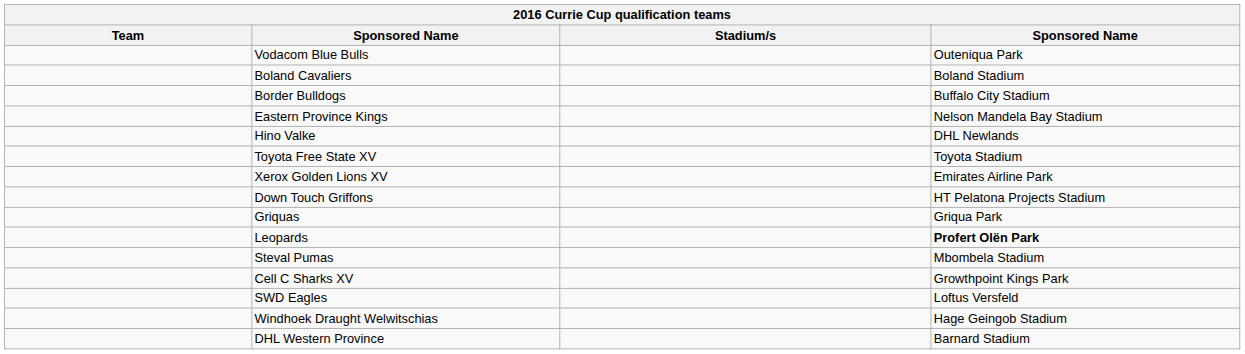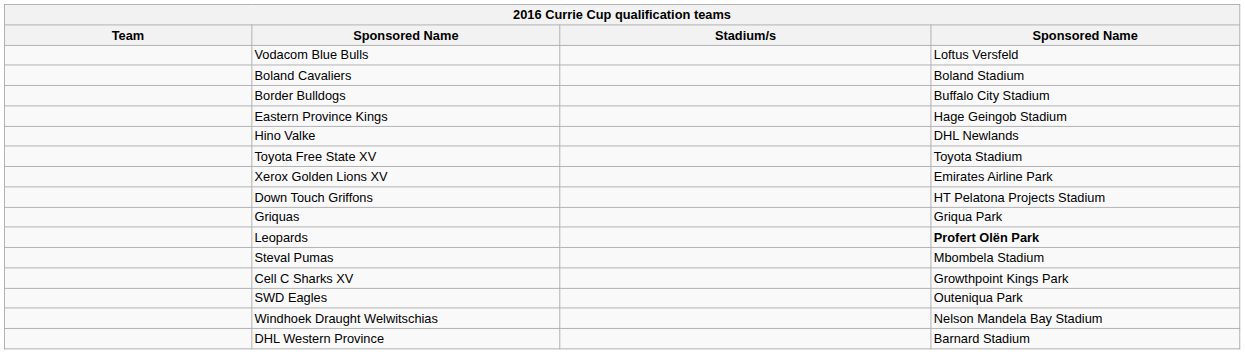(978, 55) Outeniqua Park -> (976, 55) Loftus Versfeld
(1018, 116) Nelson Mandela Bay Stadium -> (1000, 116) Hage Geingob Stadium
(976, 298) Loftus Versfeld -> (978, 298) Outeniqua Park
(1000, 319) Hage Geingob Stadium -> (1018, 319) Nelson Mandela Bay Stadium
